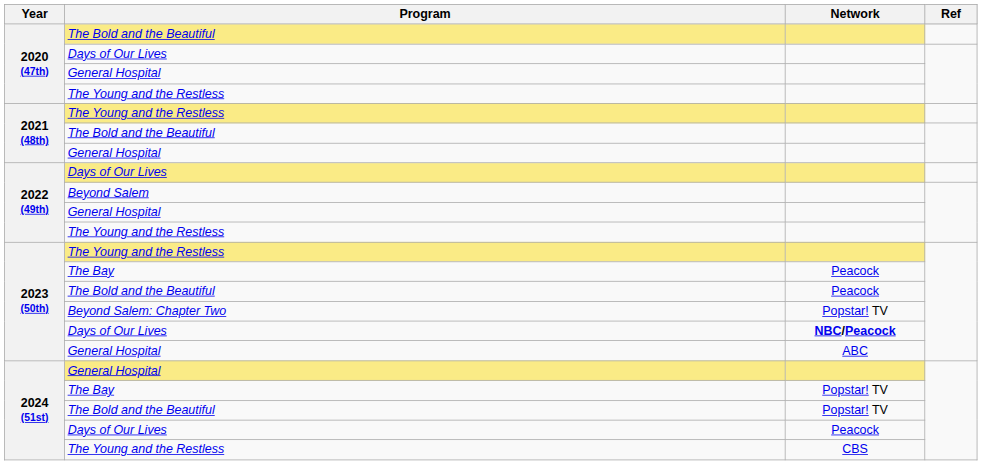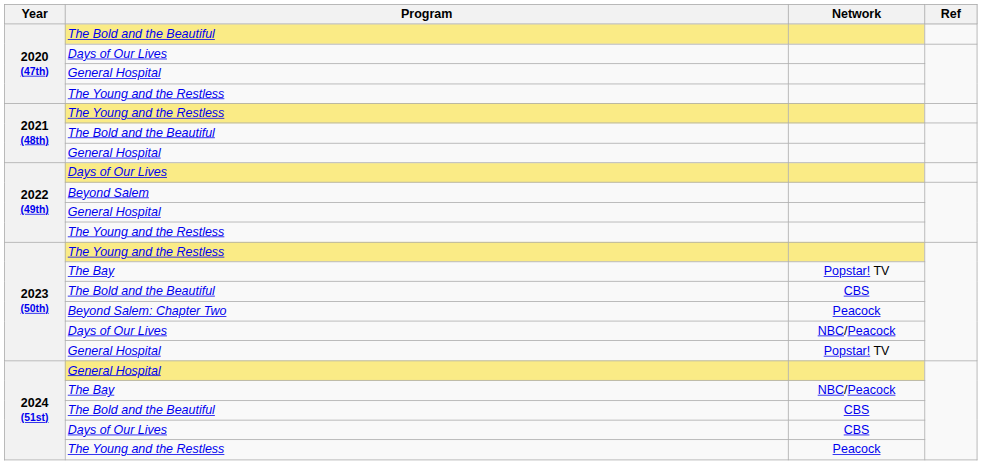(855, 271) Peacock -> (857, 271) Popstar! TV
(855, 291) Peacock -> (857, 291) CBS
(855, 311) Popstar! TV -> (857, 311) Peacock
(855, 331) bold -> (857, 331) normal
(855, 350) ABC -> (857, 350) Popstar! TV
(855, 390) Popstar! TV -> (857, 390) NBC/Peacock
(855, 410) Popstar! TV -> (857, 410) CBS
(855, 430) Peacock -> (857, 430) CBS
(855, 449) CBS -> (857, 449) Peacock
